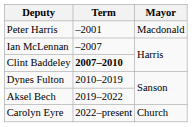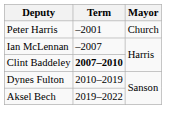(161, 29) Macdonald -> (143, 29) Church
- row: (35, 113)
